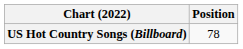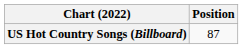(213, 33) 78 -> (213, 33) 87
